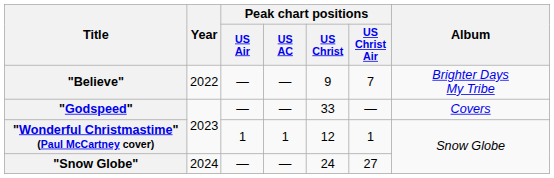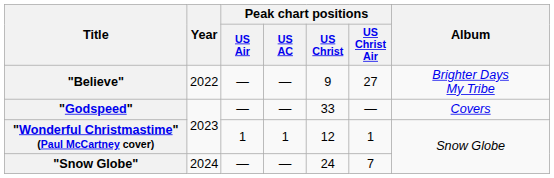(371, 82) 7 -> (371, 82) 27
(371, 163) 27 -> (371, 163) 7
